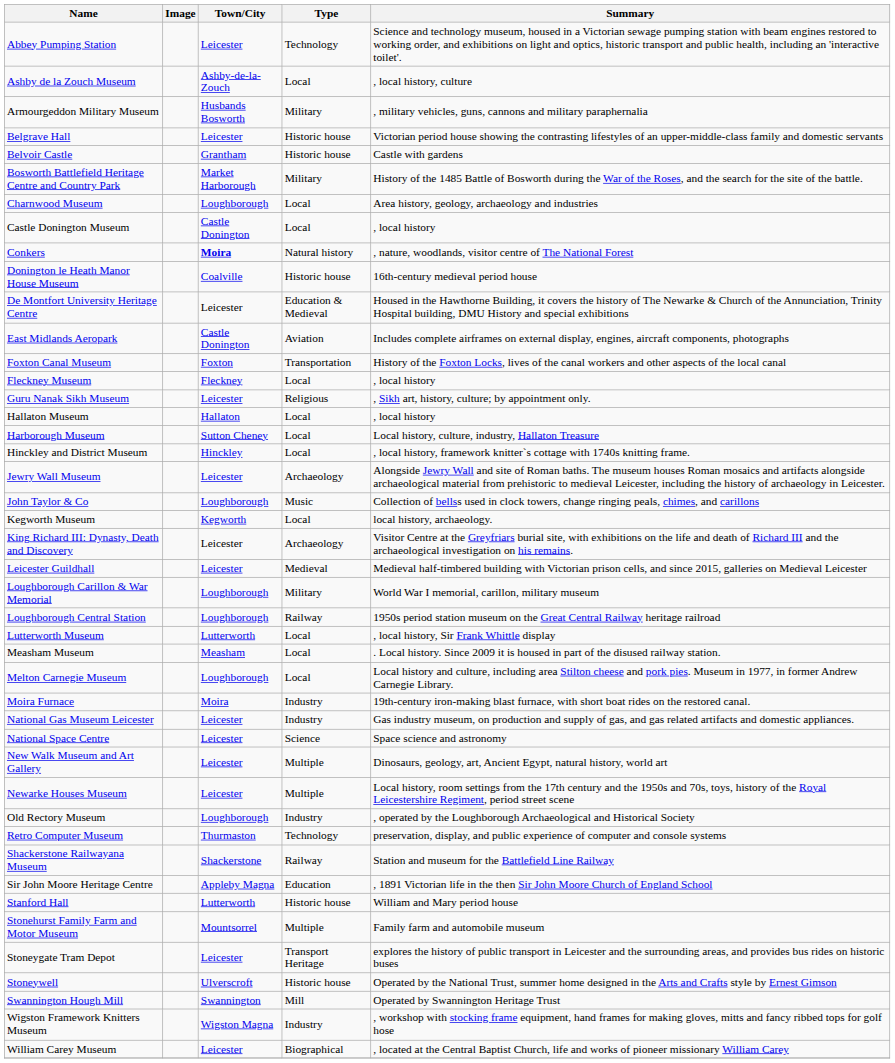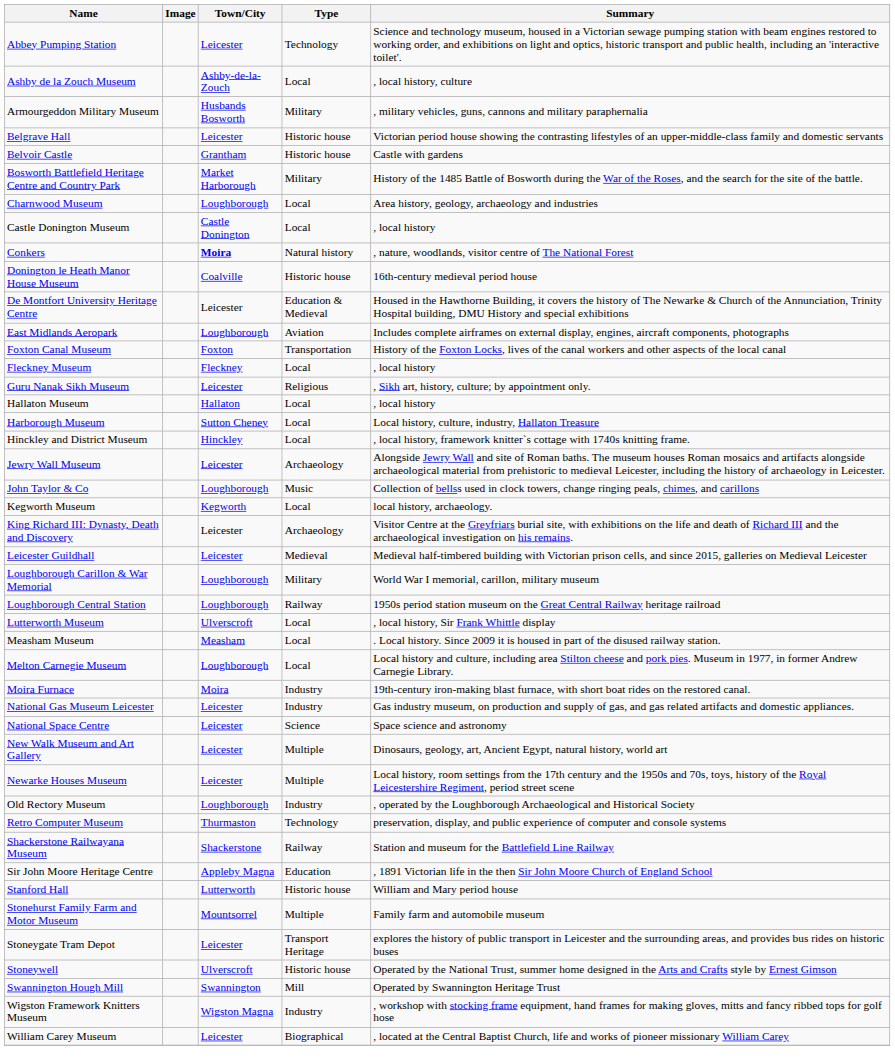(225, 338) Castle Donington -> (235, 331) Loughborough
(228, 635) Lutterworth -> (227, 622) Ulverscroft
